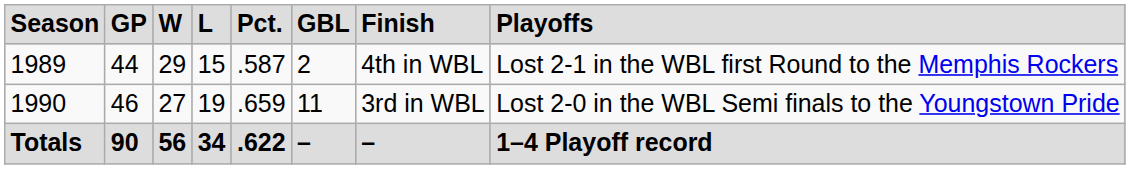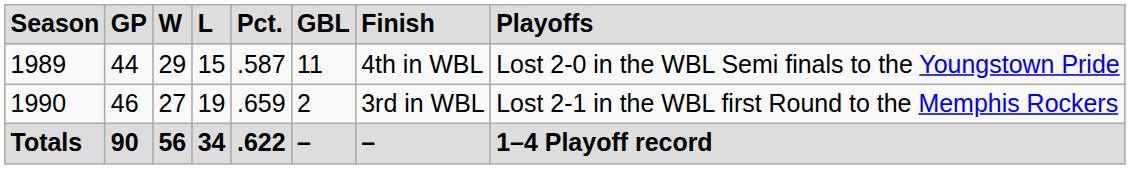(304, 63) 2 -> (310, 63) 11
(807, 63) Lost 2-1 in the WBL first Round to the Memphis Rockers -> (808, 63) Lost 2-0 in the WBL Semi finals to the Youngstown Pride
(310, 103) 11 -> (304, 103) 2
(808, 103) Lost 2-0 in the WBL Semi finals to the Youngstown Pride -> (807, 103) Lost 2-1 in the WBL first Round to the Memphis Rockers
